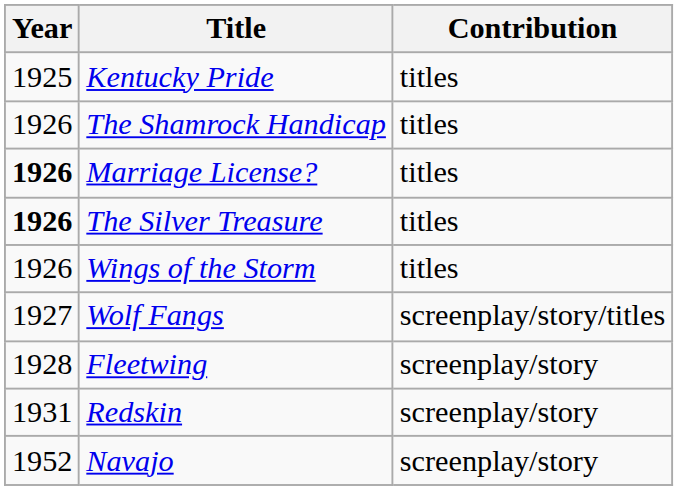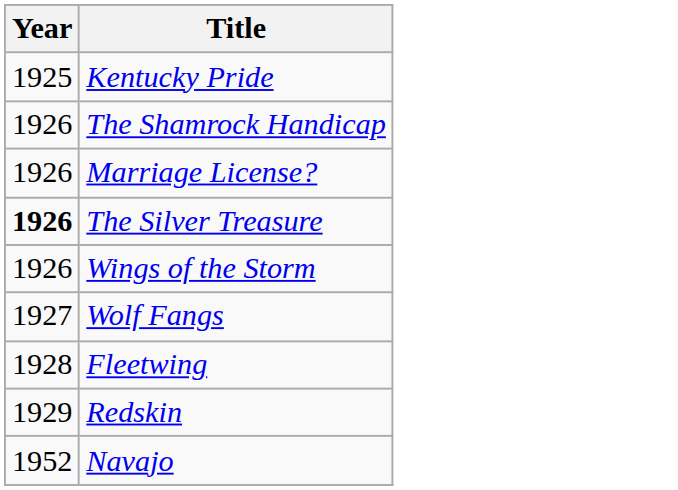- column: (533, 28)
(42, 172) bold -> (42, 172) normal
(42, 412) 1931 -> (42, 412) 1929
